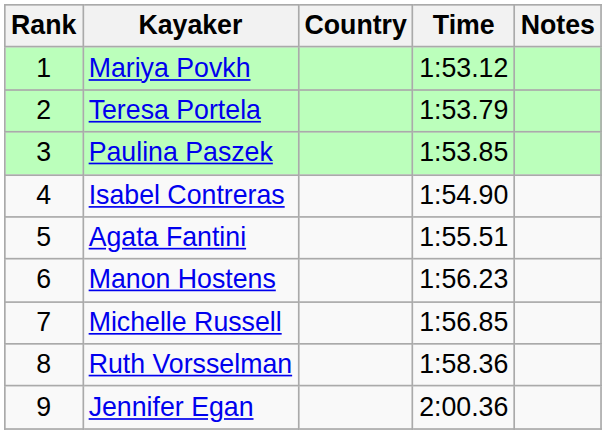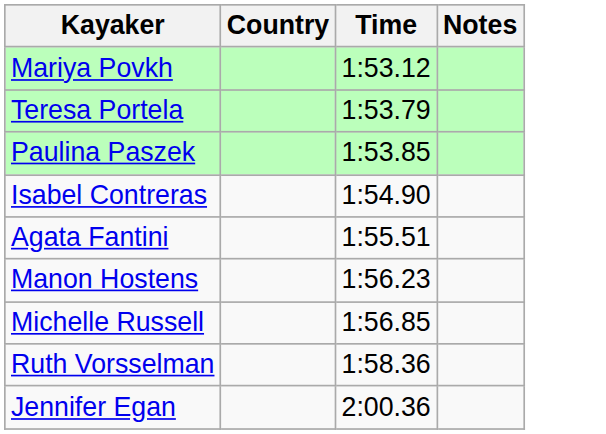- column: (44, 25)
